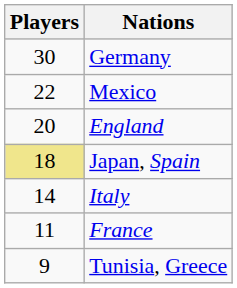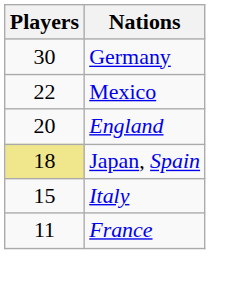(44, 195) 14 -> (44, 195) 15
- row: (158, 265)
